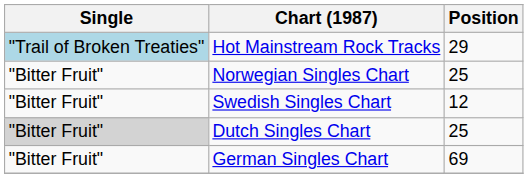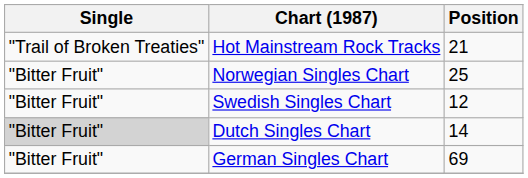(106, 46) lightblue background -> (106, 46) no background
(458, 46) 29 -> (458, 46) 21
(458, 131) 25 -> (458, 131) 14
